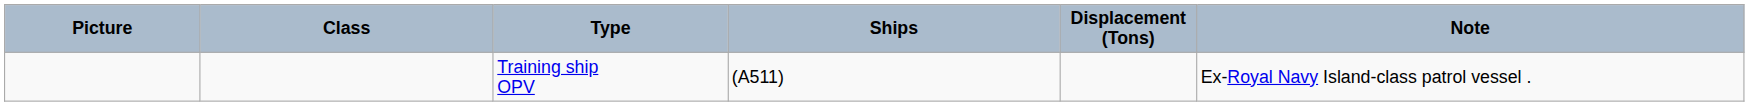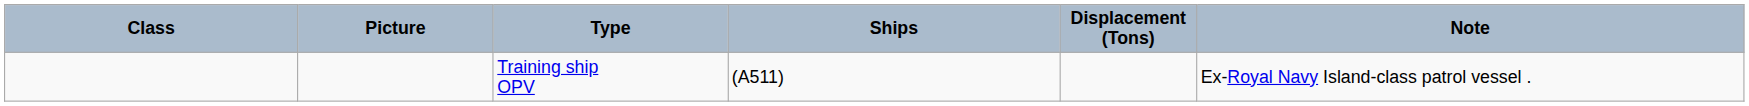columns swapped: (347, 28) <-> (102, 28)
